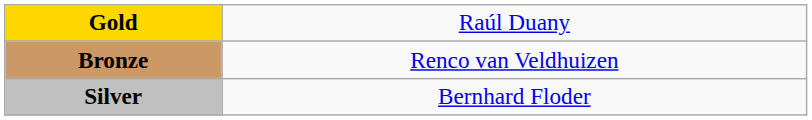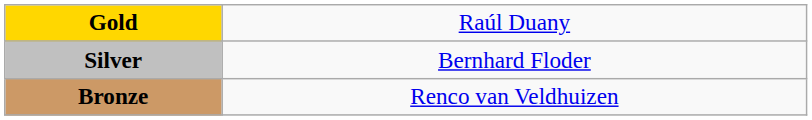rows swapped: (113, 96) <-> (113, 59)
